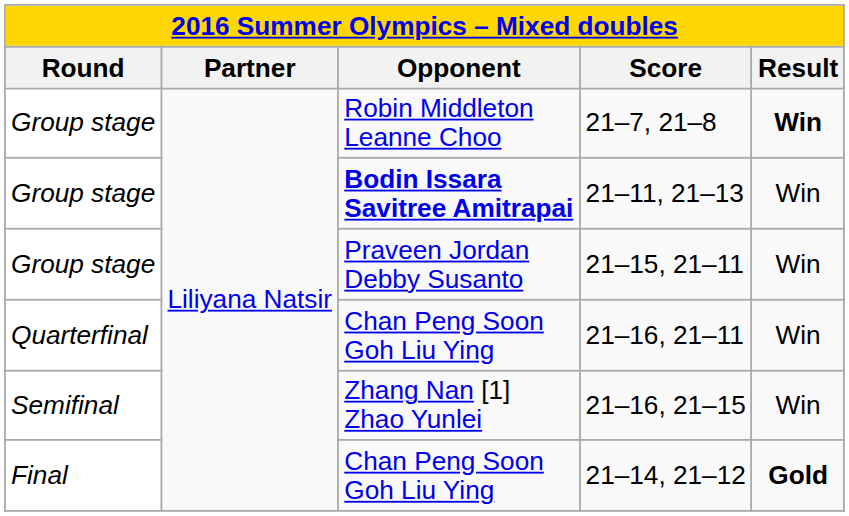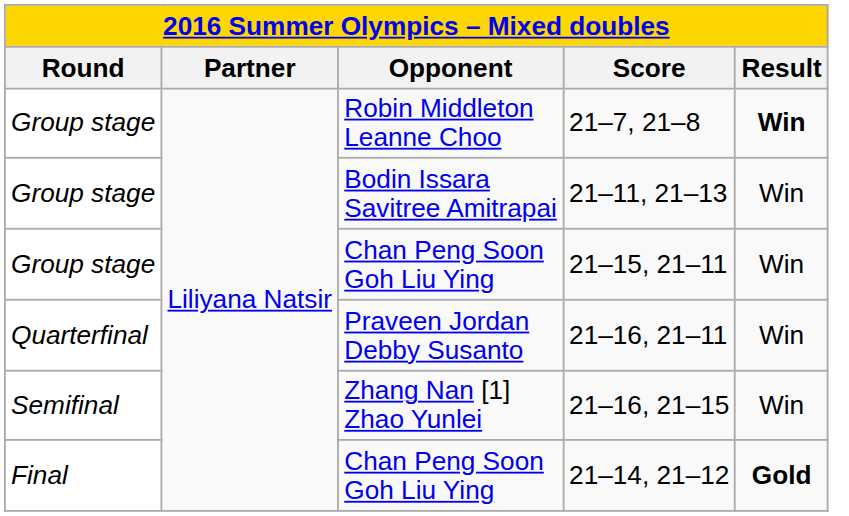(459, 194) bold -> (451, 194) normal
(437, 264) Praveen Jordan Debby Susanto -> (444, 264) Chan Peng Soon Goh Liu Ying
(444, 335) Chan Peng Soon Goh Liu Ying -> (437, 335) Praveen Jordan Debby Susanto
